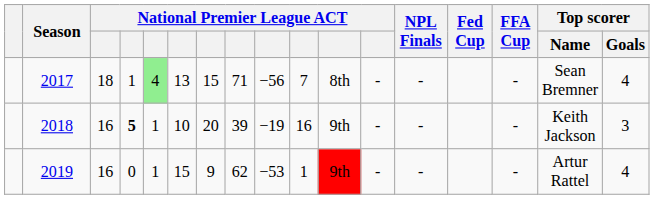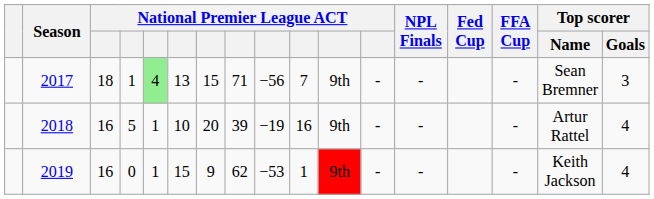(340, 80) 8th -> (340, 80) 9th
(625, 80) 4 -> (625, 80) 3
(132, 126) bold -> (132, 126) normal
(570, 126) Keith Jackson -> (570, 126) Artur Rattel
(625, 126) 3 -> (625, 126) 4
(570, 171) Artur Rattel -> (570, 171) Keith Jackson
